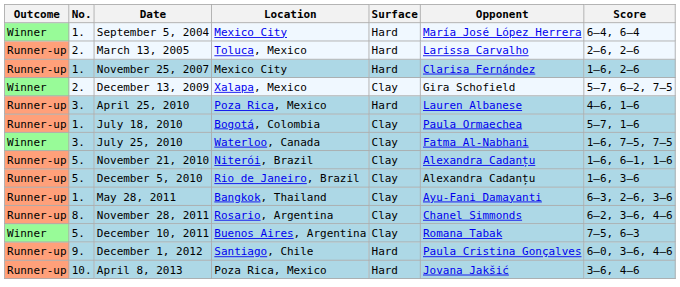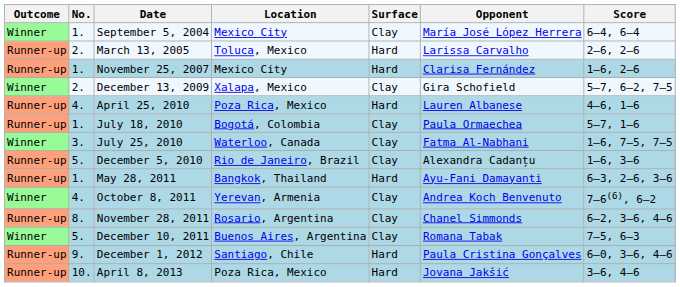(385, 31) Hard -> (385, 31) Clay
(78, 105) 3. -> (78, 105) 4.
- row: (153, 160)
(385, 196) Clay -> (385, 178) Hard
+ row: (146, 198)
